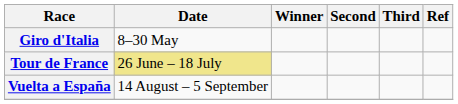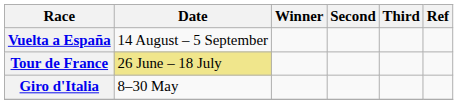rows swapped: (59, 39) <-> (59, 87)
